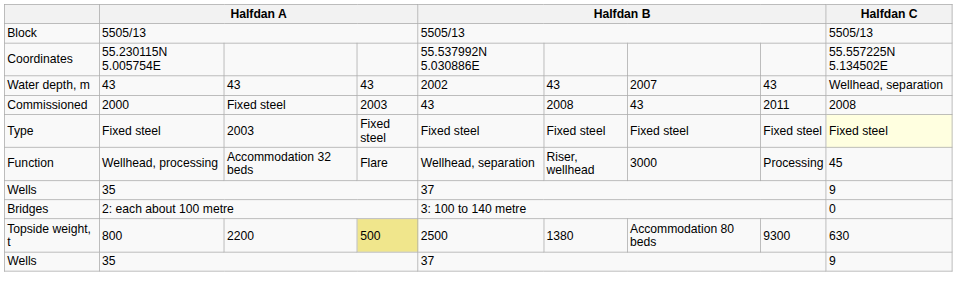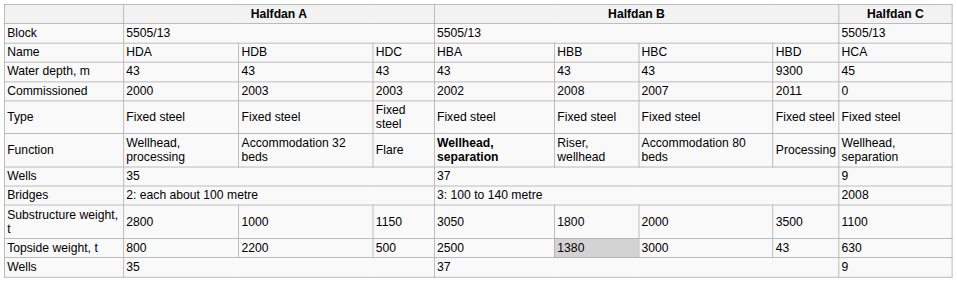+ row: (23, 52)
- row: (40, 59)
(434, 85) 2002 -> (444, 71) 43
(644, 85) 2007 -> (648, 71) 43
(770, 85) 43 -> (789, 71) 9300
(886, 85) Wellhead, separation -> (848, 71) 45
(256, 104) Fixed steel -> (255, 91) 2003
(427, 104) 43 -> (451, 91) 2002
(637, 104) 43 -> (655, 91) 2007
(843, 104) 2008 -> (845, 91) 0
(240, 131) 2003 -> (271, 117) Fixed steel
(858, 131) lightyellow background -> (871, 117) no background
(478, 164) normal -> (468, 150) bold
(644, 164) 3000 -> (694, 150) Accommodation 80 beds
(836, 164) 45 -> (870, 150) Wellhead, separation
(832, 209) 0 -> (855, 195) 2008
+ row: (63, 221)
(370, 235) khaki background -> (386, 248) no background
(560, 235) no background -> (571, 248) lightgrey background
(682, 235) Accommodation 80 beds -> (655, 248) 3000
(777, 235) 9300 -> (783, 248) 43
